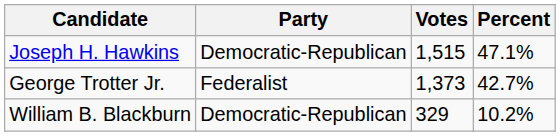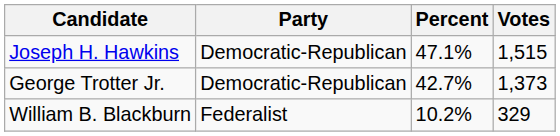columns swapped: (442, 20) <-> (514, 20)
(244, 83) Federalist -> (303, 83) Democratic-Republican
(303, 114) Democratic-Republican -> (244, 114) Federalist
